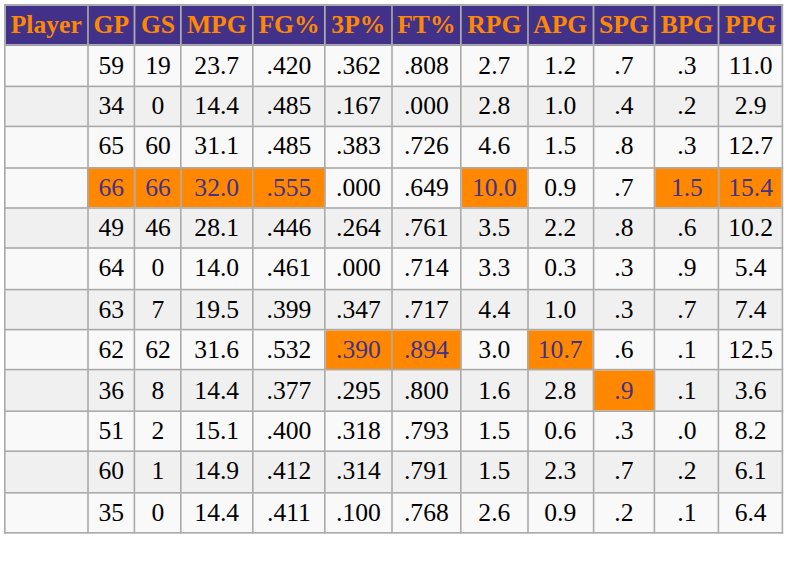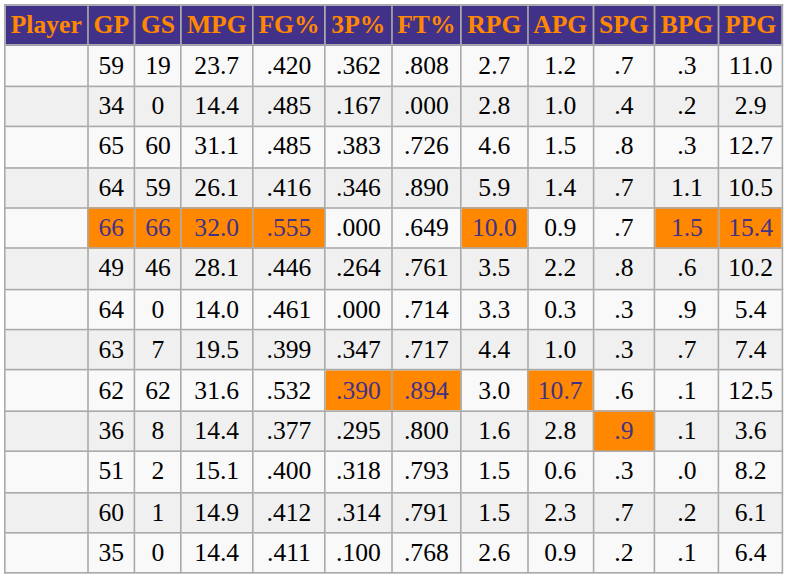+ row: (111, 187)
